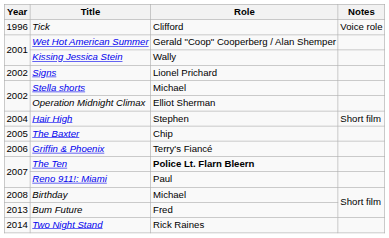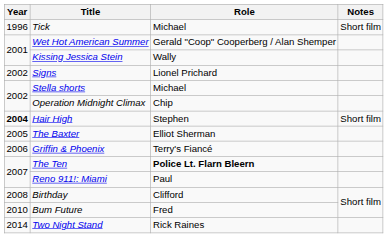(168, 27) Clifford -> (170, 27) Michael
(361, 27) Voice role -> (361, 27) Short film
(184, 103) Elliot Sherman -> (163, 103) Chip
(17, 118) normal -> (17, 118) bold
(163, 133) Chip -> (184, 133) Elliot Sherman
(170, 194) Michael -> (168, 194) Clifford
(17, 210) 2013 -> (17, 210) 2010
